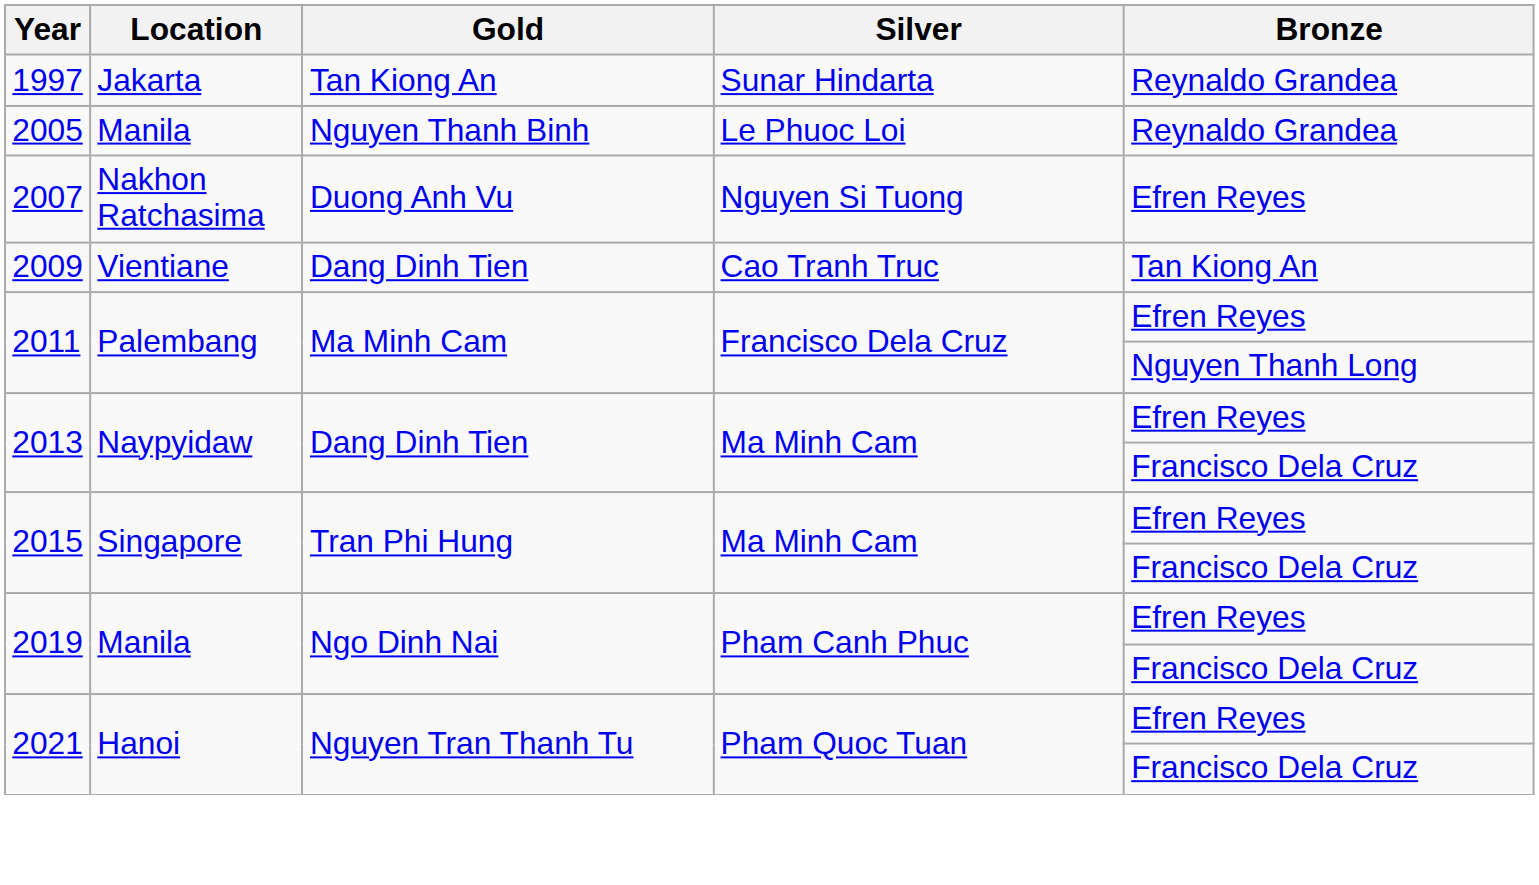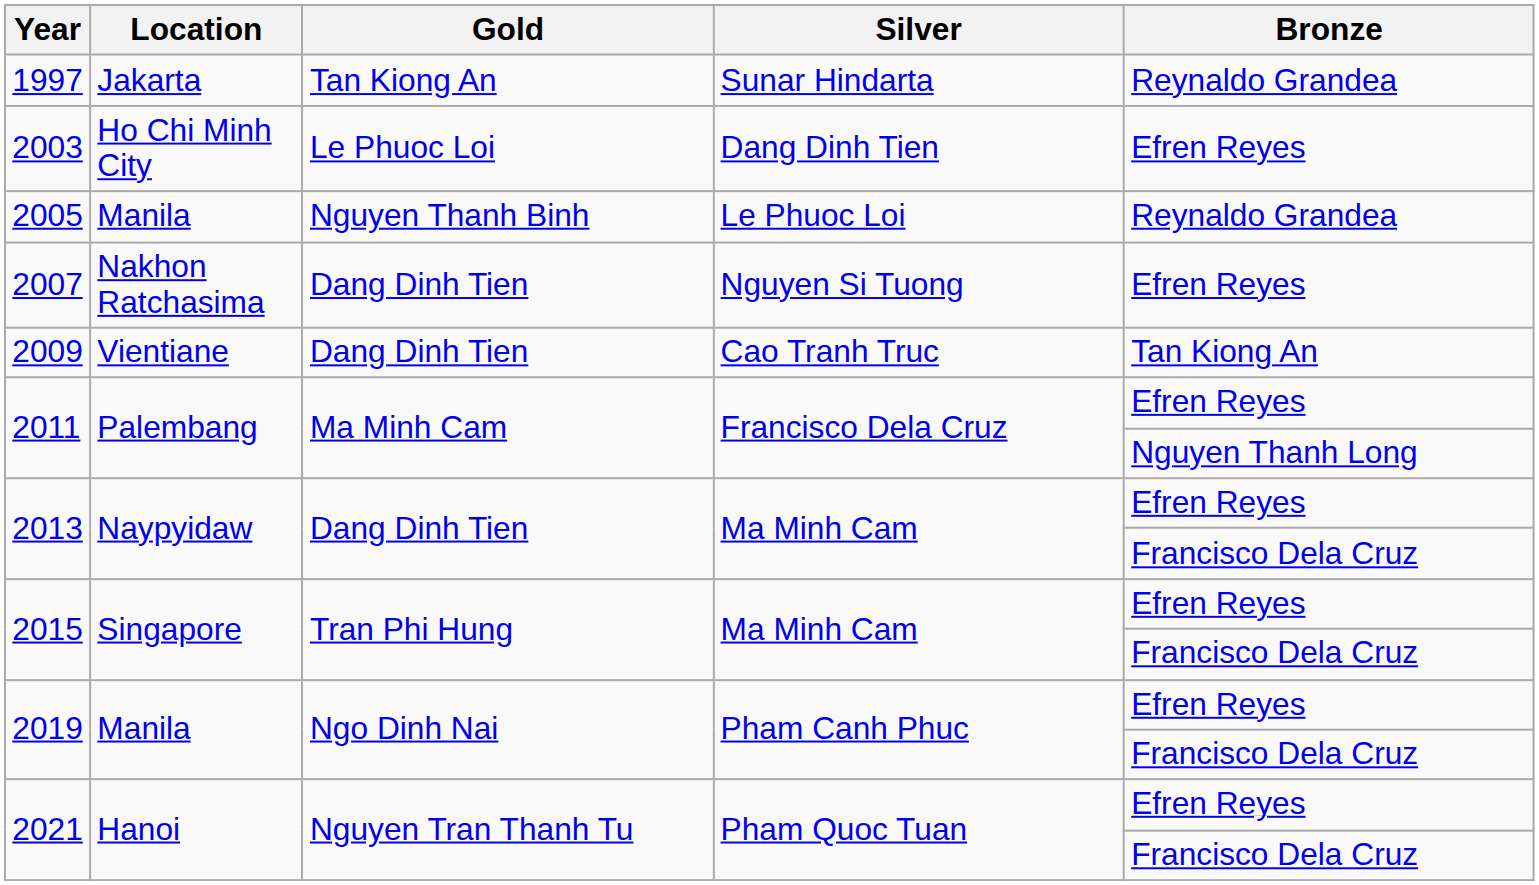+ row: (48, 147)
(412, 198) Duong Anh Vu -> (419, 284) Dang Dinh Tien
